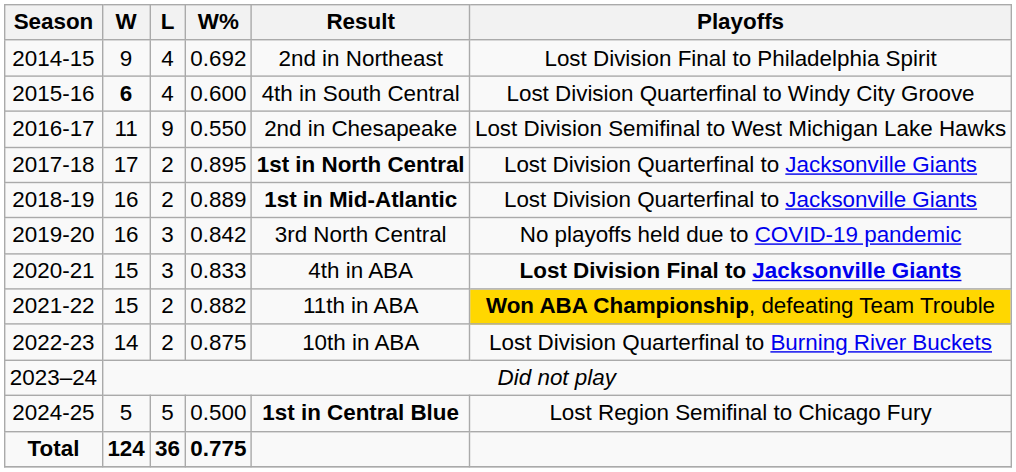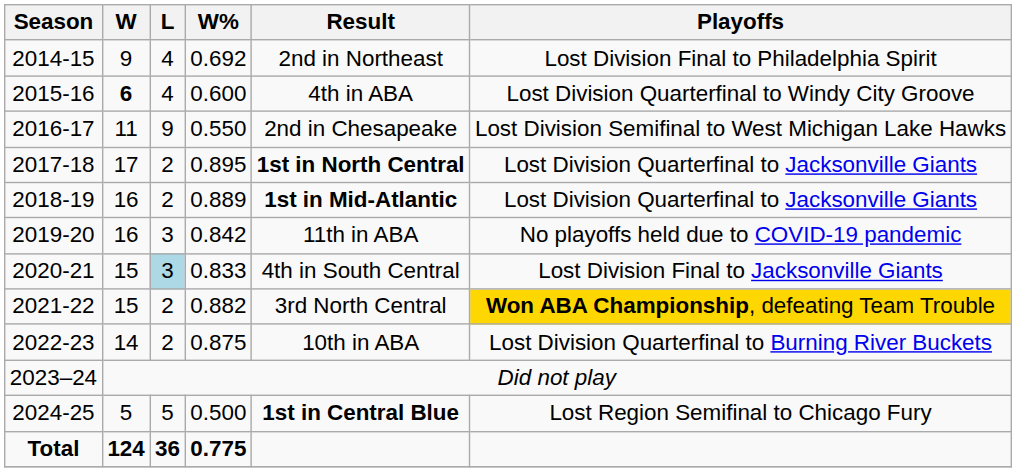(361, 93) 4th in South Central -> (361, 93) 4th in ABA
(361, 235) 3rd North Central -> (361, 235) 11th in ABA
(168, 270) no background -> (168, 270) lightblue background
(361, 270) 4th in ABA -> (361, 270) 4th in South Central
(741, 270) bold -> (741, 270) normal
(361, 306) 11th in ABA -> (361, 306) 3rd North Central
